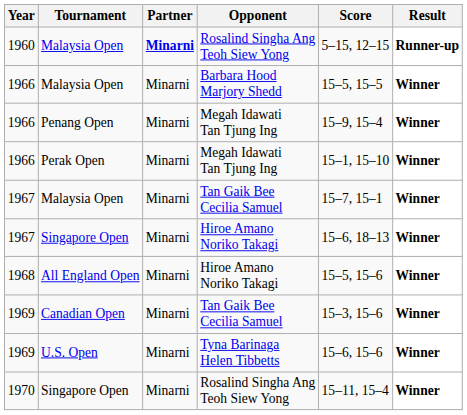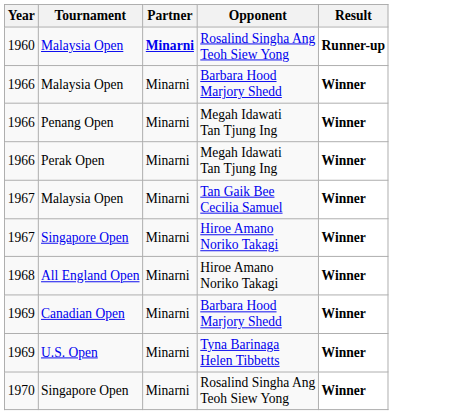- column: (355, 16)
(241, 314) Tan Gaik Bee Cecilia Samuel -> (241, 314) Barbara Hood Marjory Shedd
